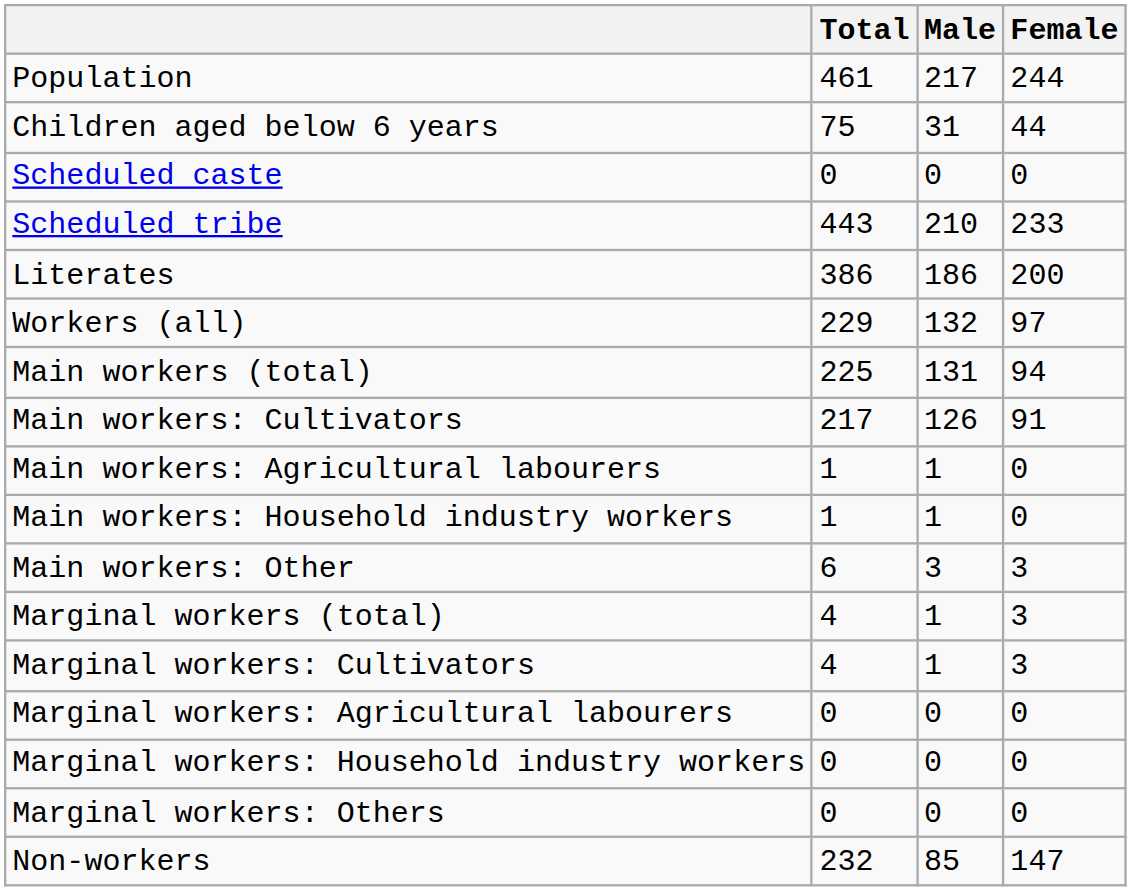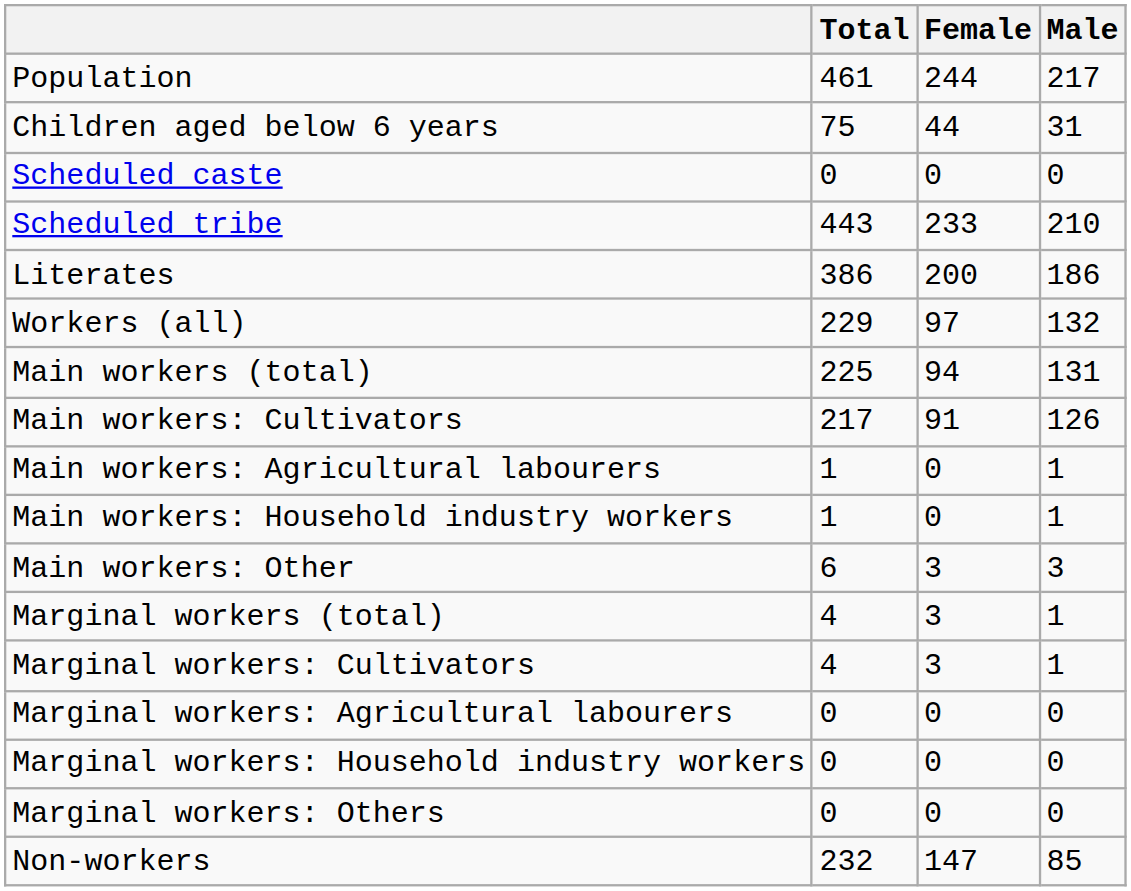columns swapped: (960, 30) <-> (1064, 30)
